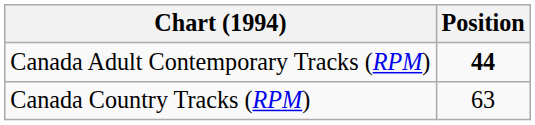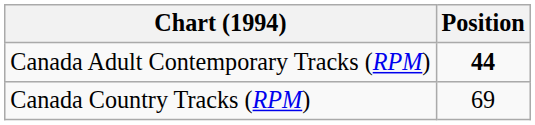(483, 100) 63 -> (483, 100) 69
